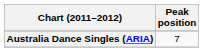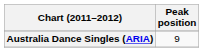(177, 39) 7 -> (177, 39) 9
